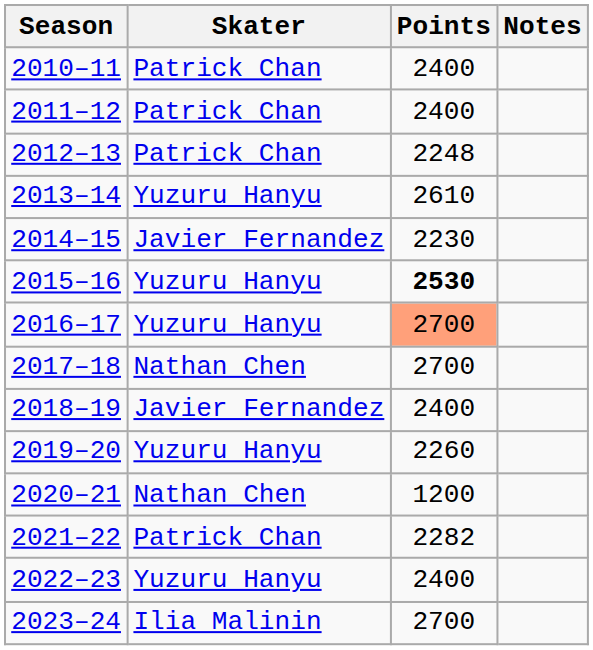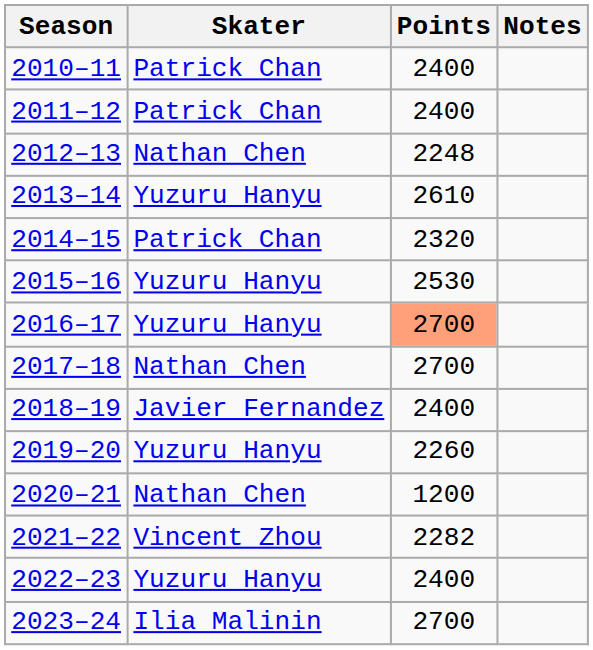(228, 154) Patrick Chan -> (220, 154) Nathan Chen
(259, 239) Javier Fernandez -> (228, 239) Patrick Chan
(444, 239) 2230 -> (444, 239) 2320
(444, 282) bold -> (444, 282) normal
(228, 537) Patrick Chan -> (228, 537) Vincent Zhou
